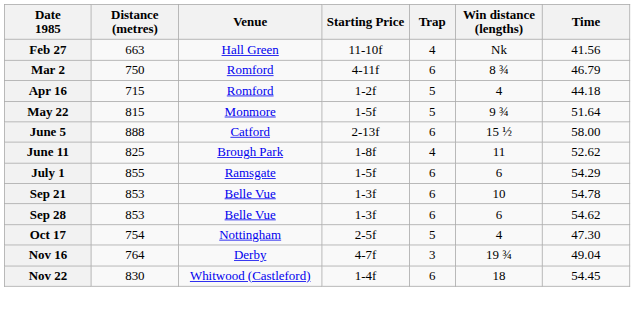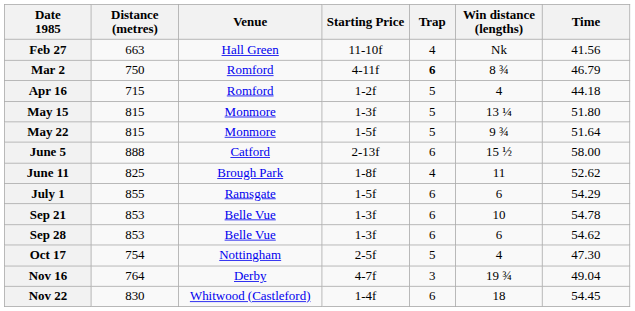(432, 70) normal -> (432, 70) bold
+ row: (48, 111)
